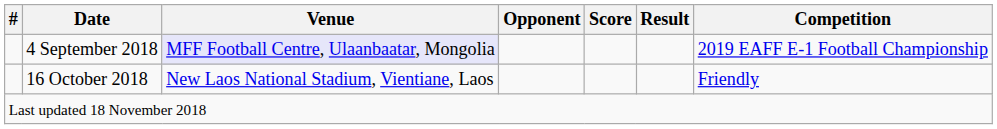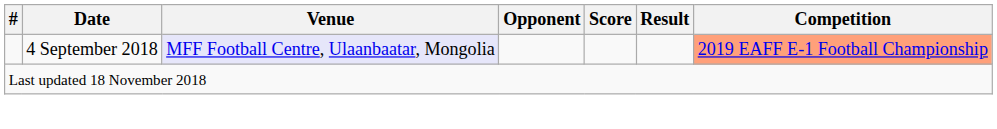(843, 49) no background -> (843, 49) lightsalmon background
- row: (87, 79)
